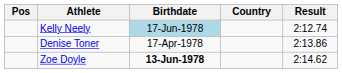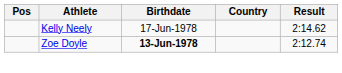(175, 28) lightblue background -> (169, 28) no background
(310, 28) 2:12.74 -> (309, 28) 2:14.62
- row: (70, 44)
(310, 60) 2:14.62 -> (309, 44) 2:12.74
